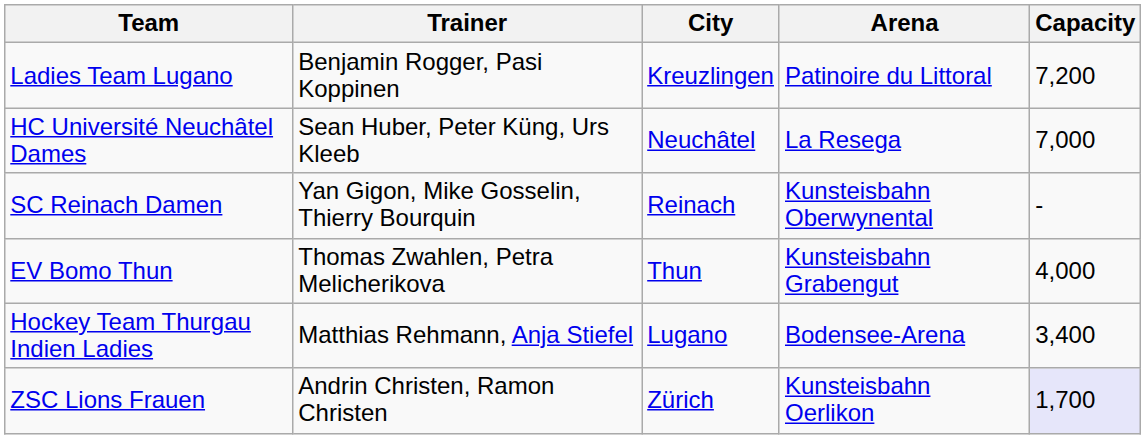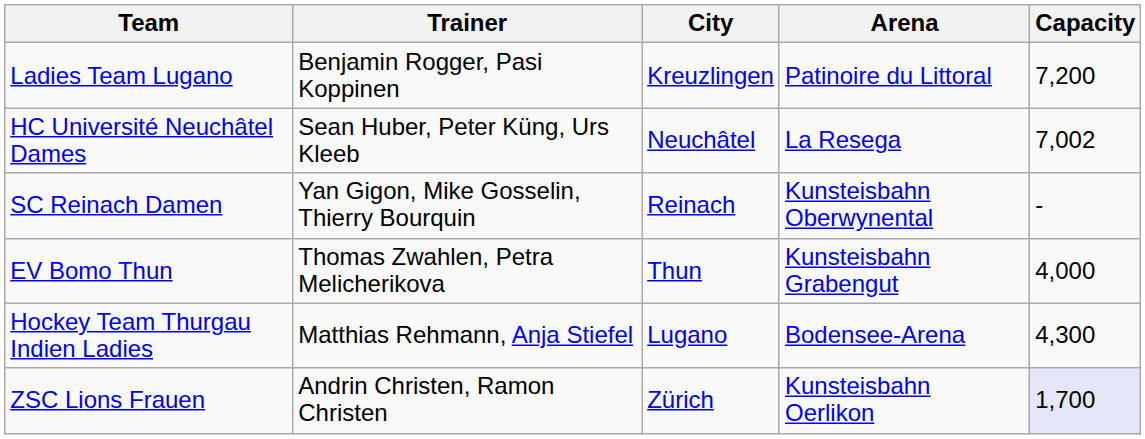(1065, 140) 7,000 -> (1065, 140) 7,002
(1065, 335) 3,400 -> (1065, 335) 4,300
